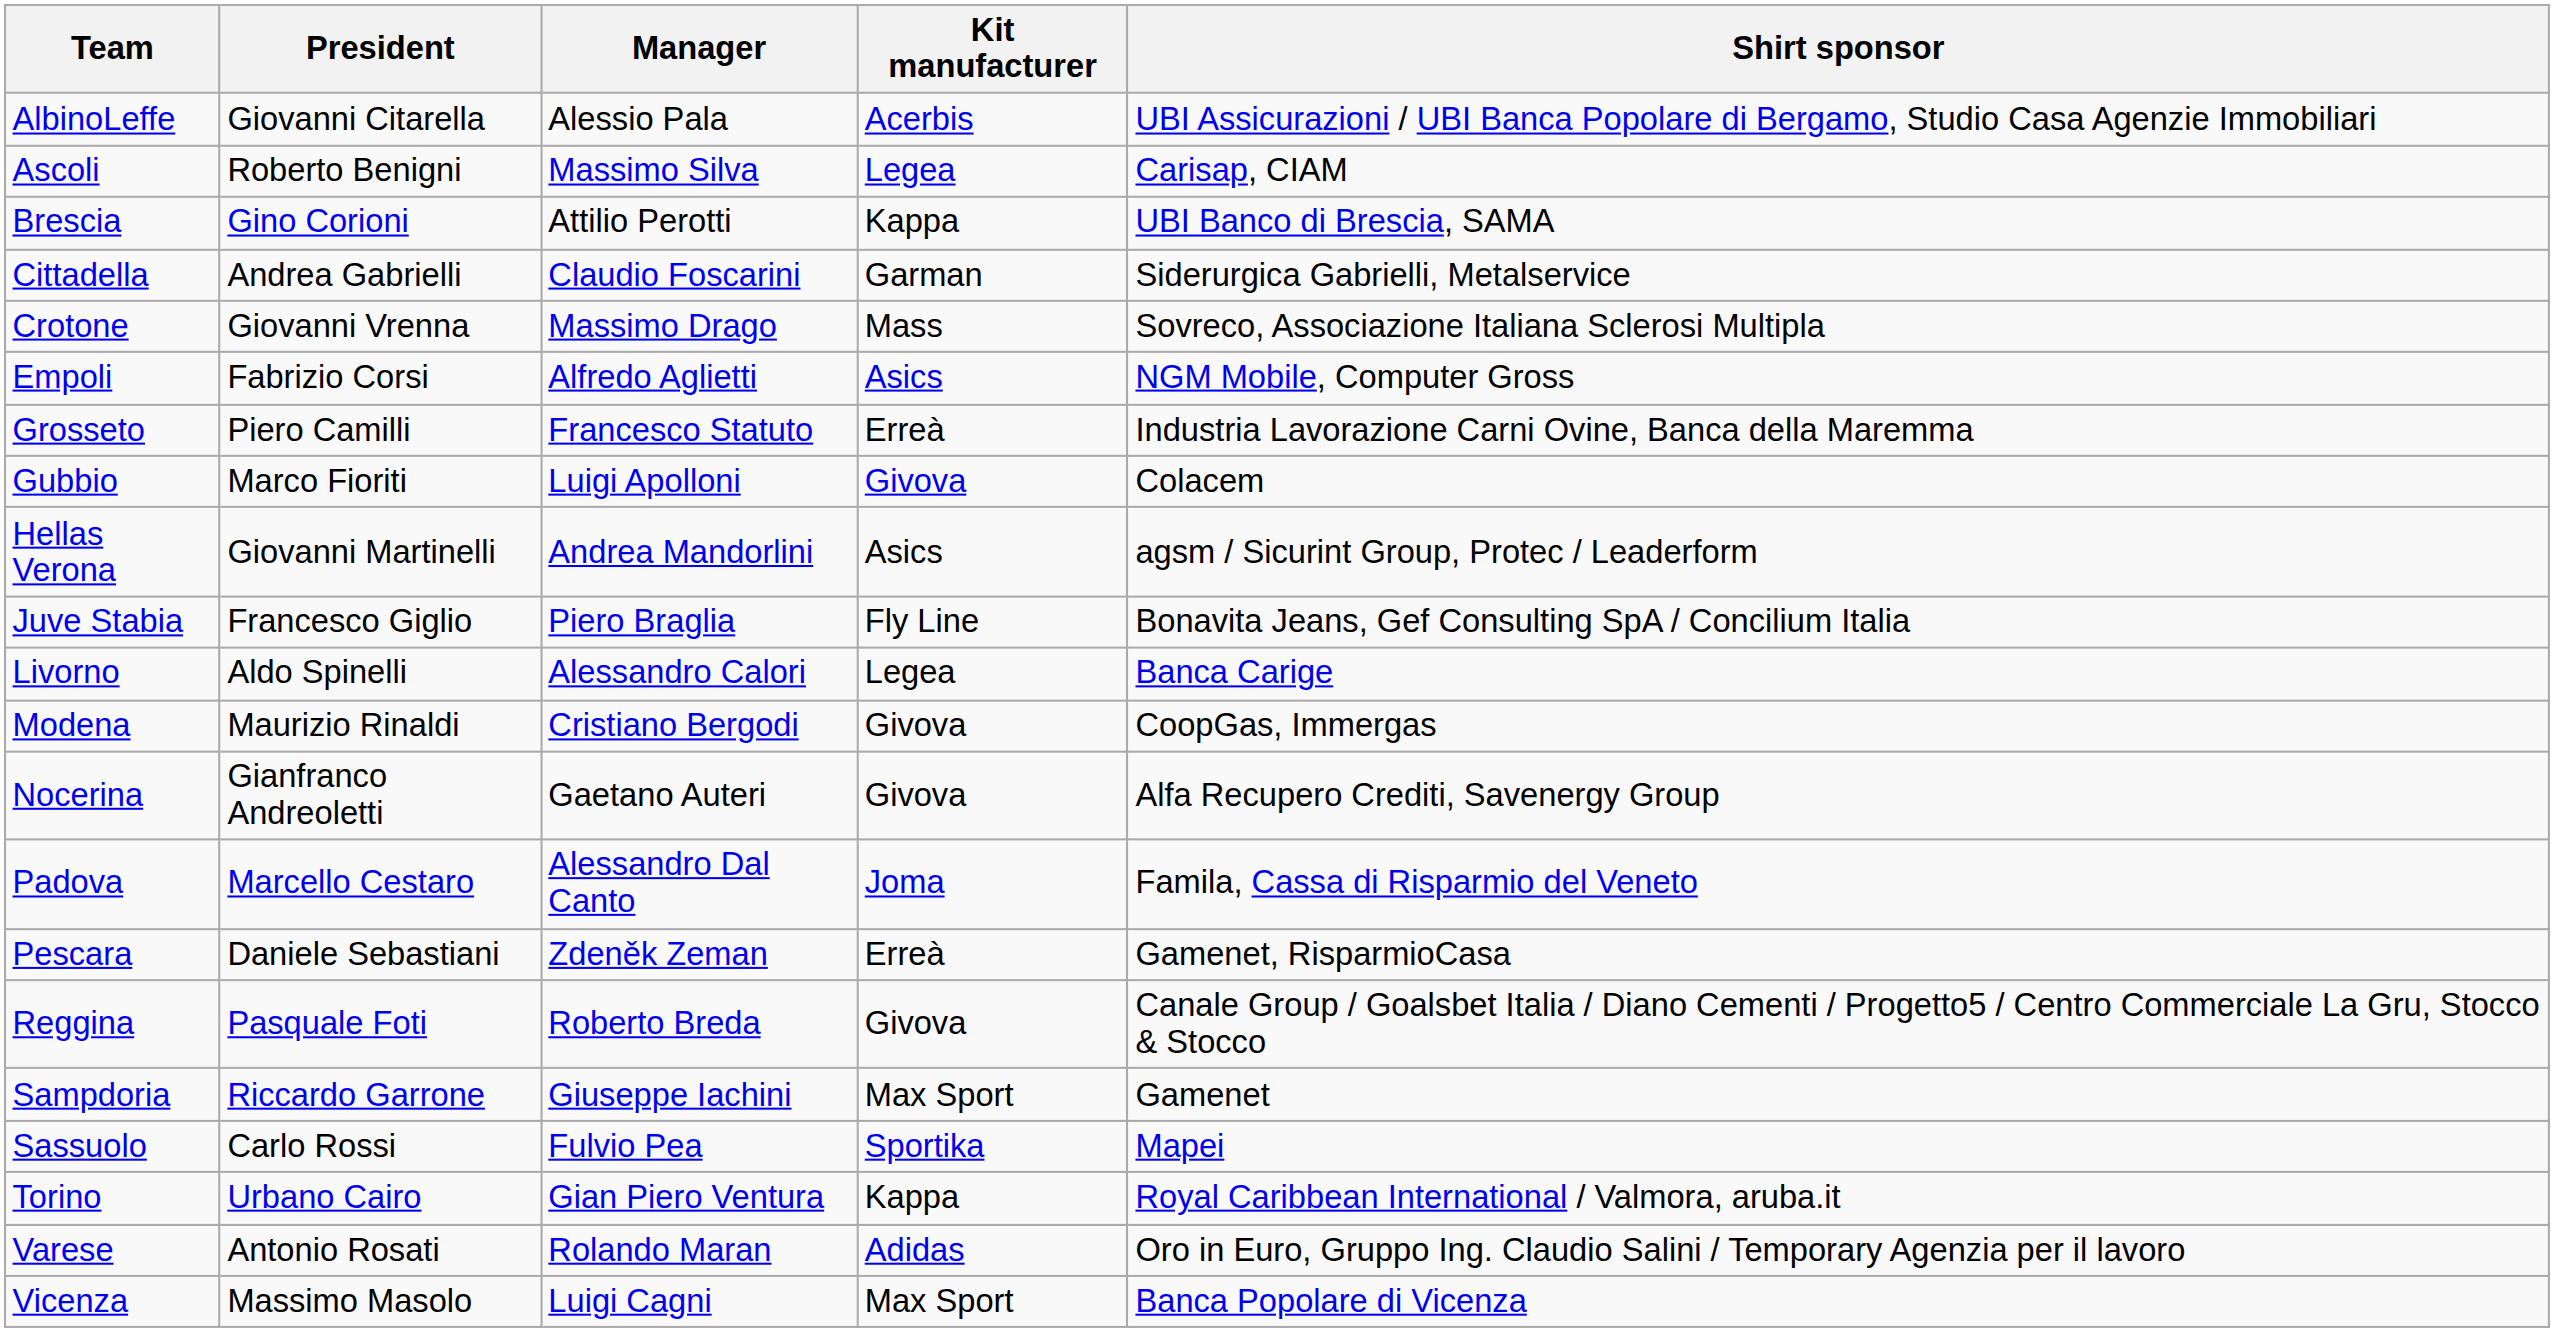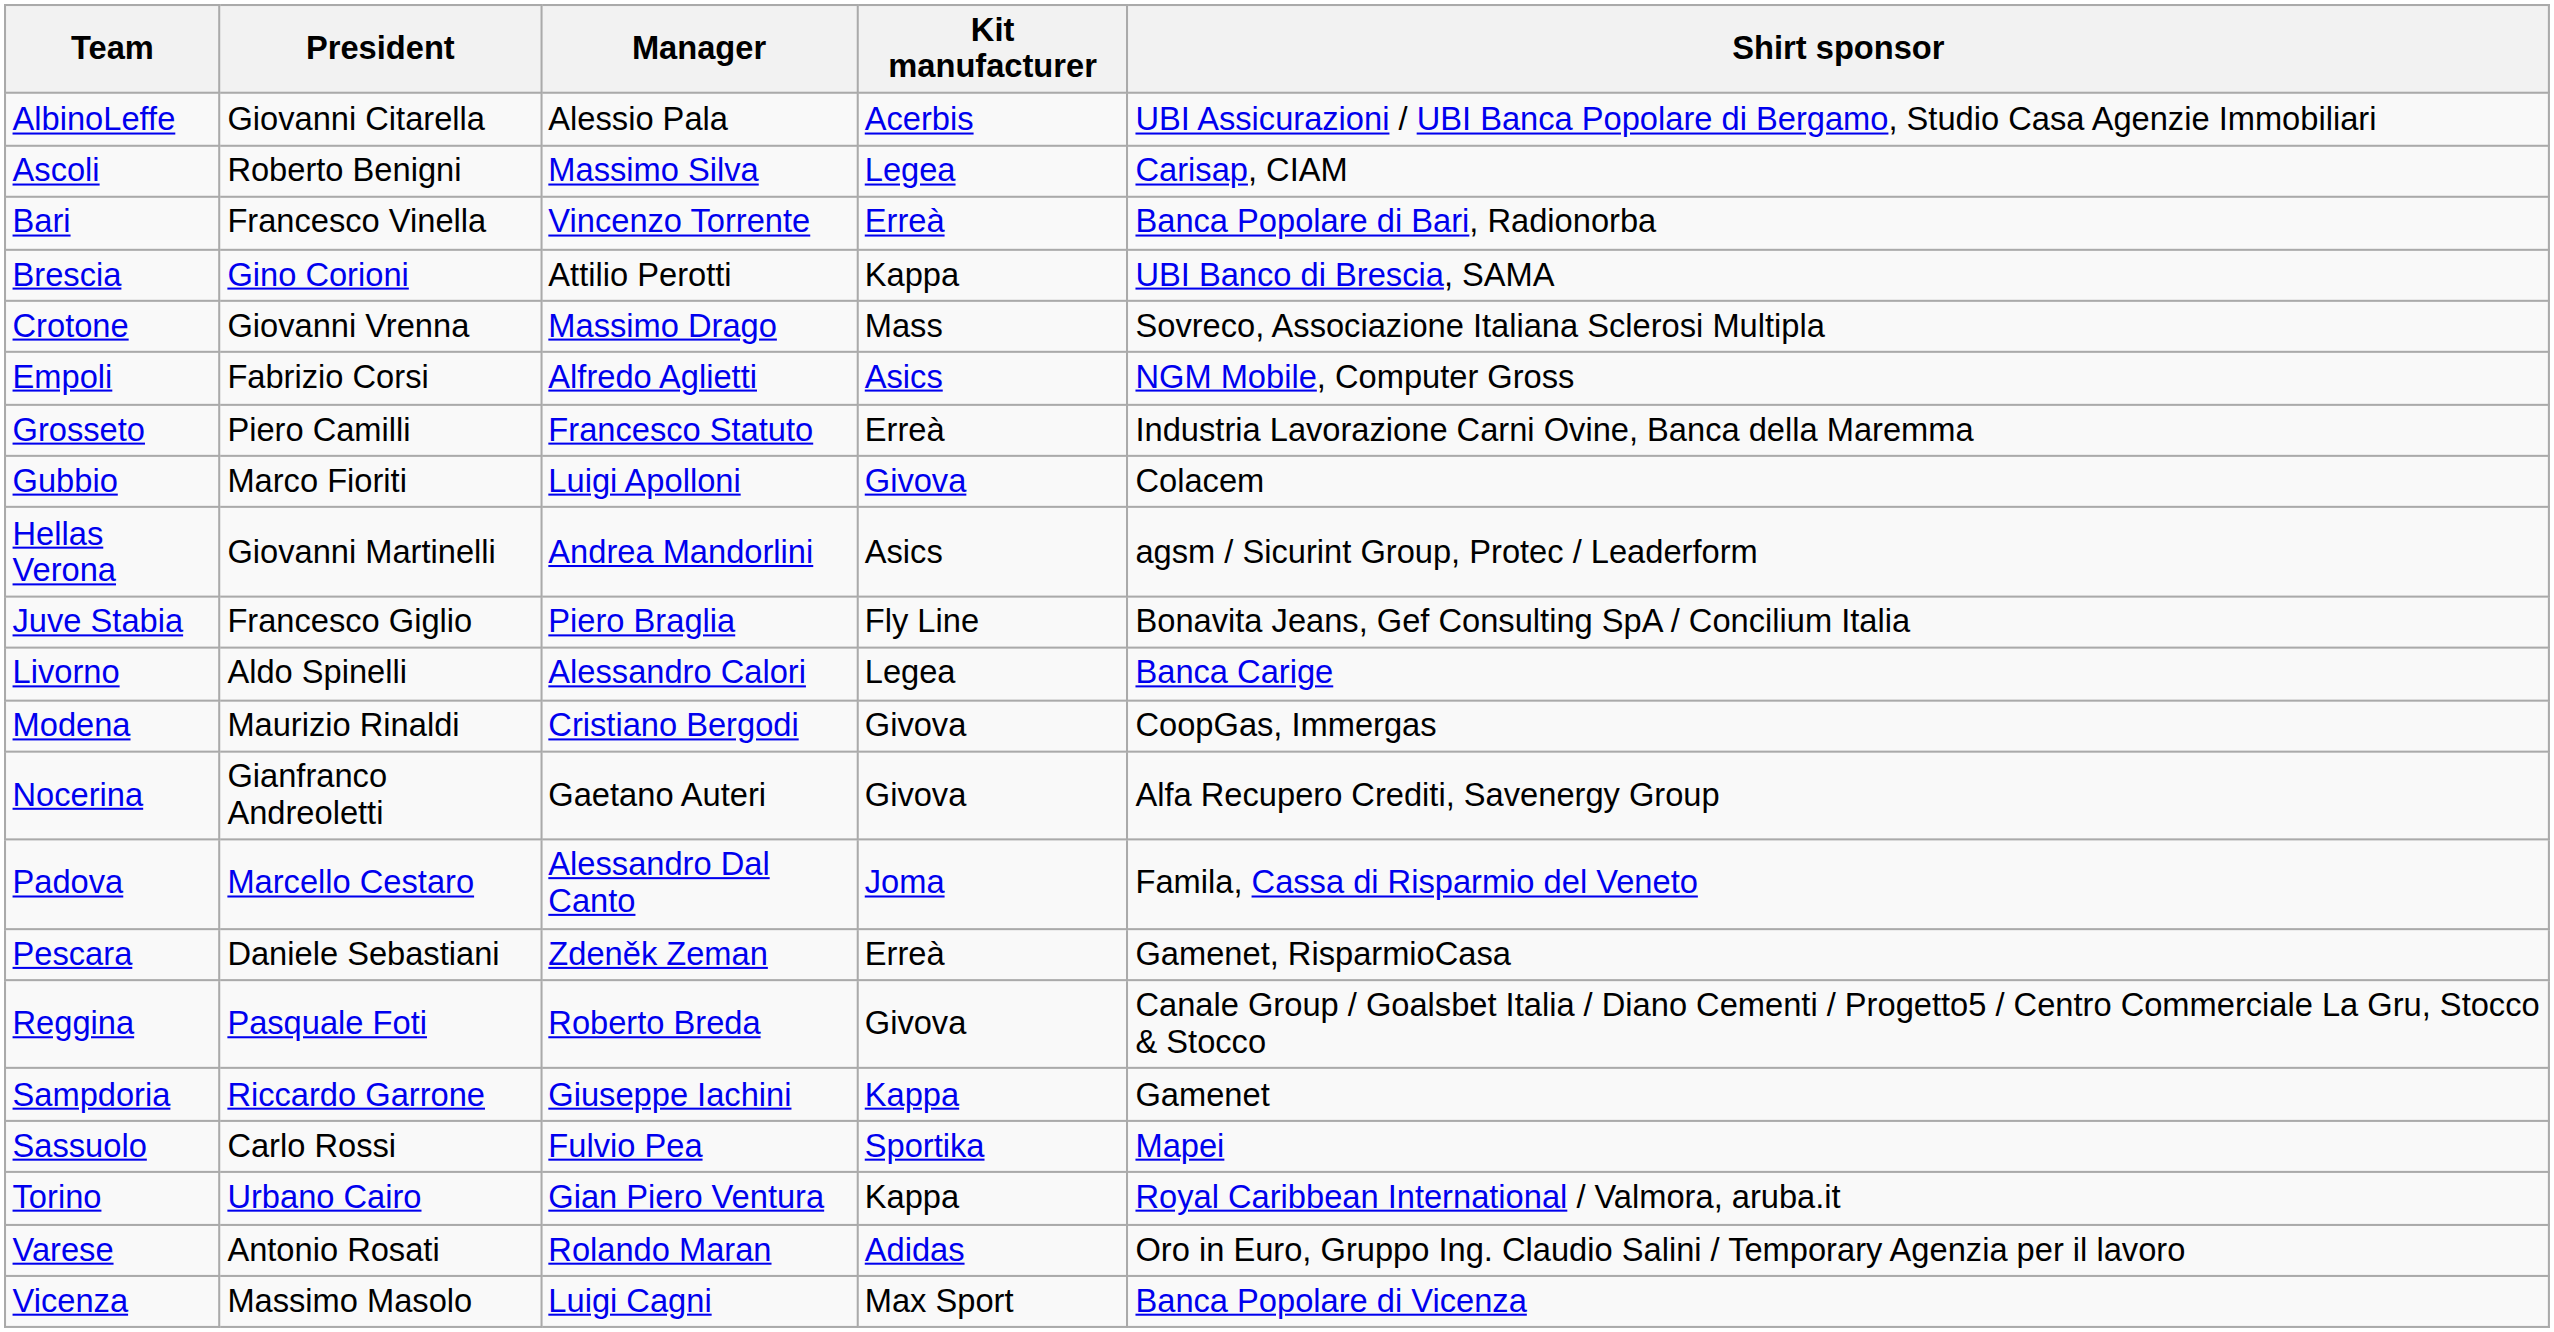+ row: (42, 222)
- row: (81, 274)
(939, 1093) Max Sport -> (912, 1093) Kappa
